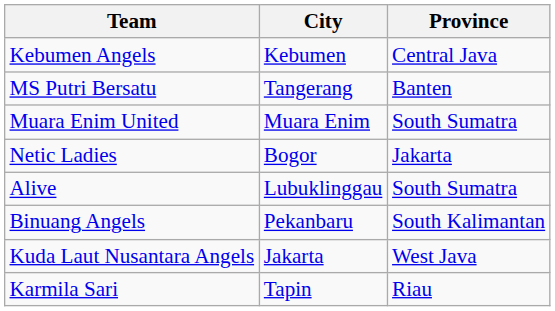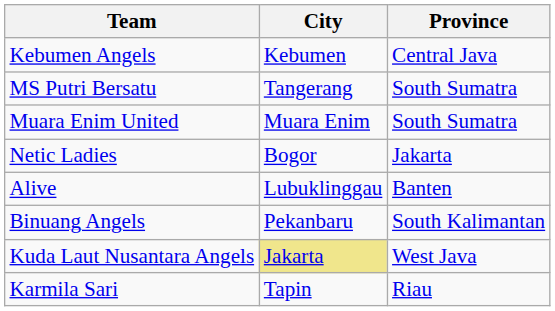(422, 88) Banten -> (455, 88) South Sumatra
(455, 188) South Sumatra -> (422, 188) Banten
(294, 255) no background -> (294, 255) khaki background
